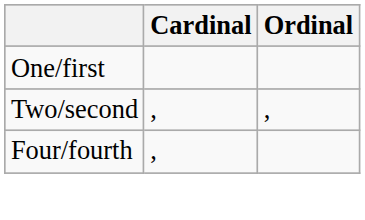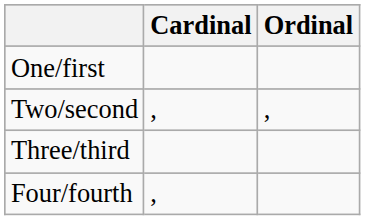+ row: (70, 151)
